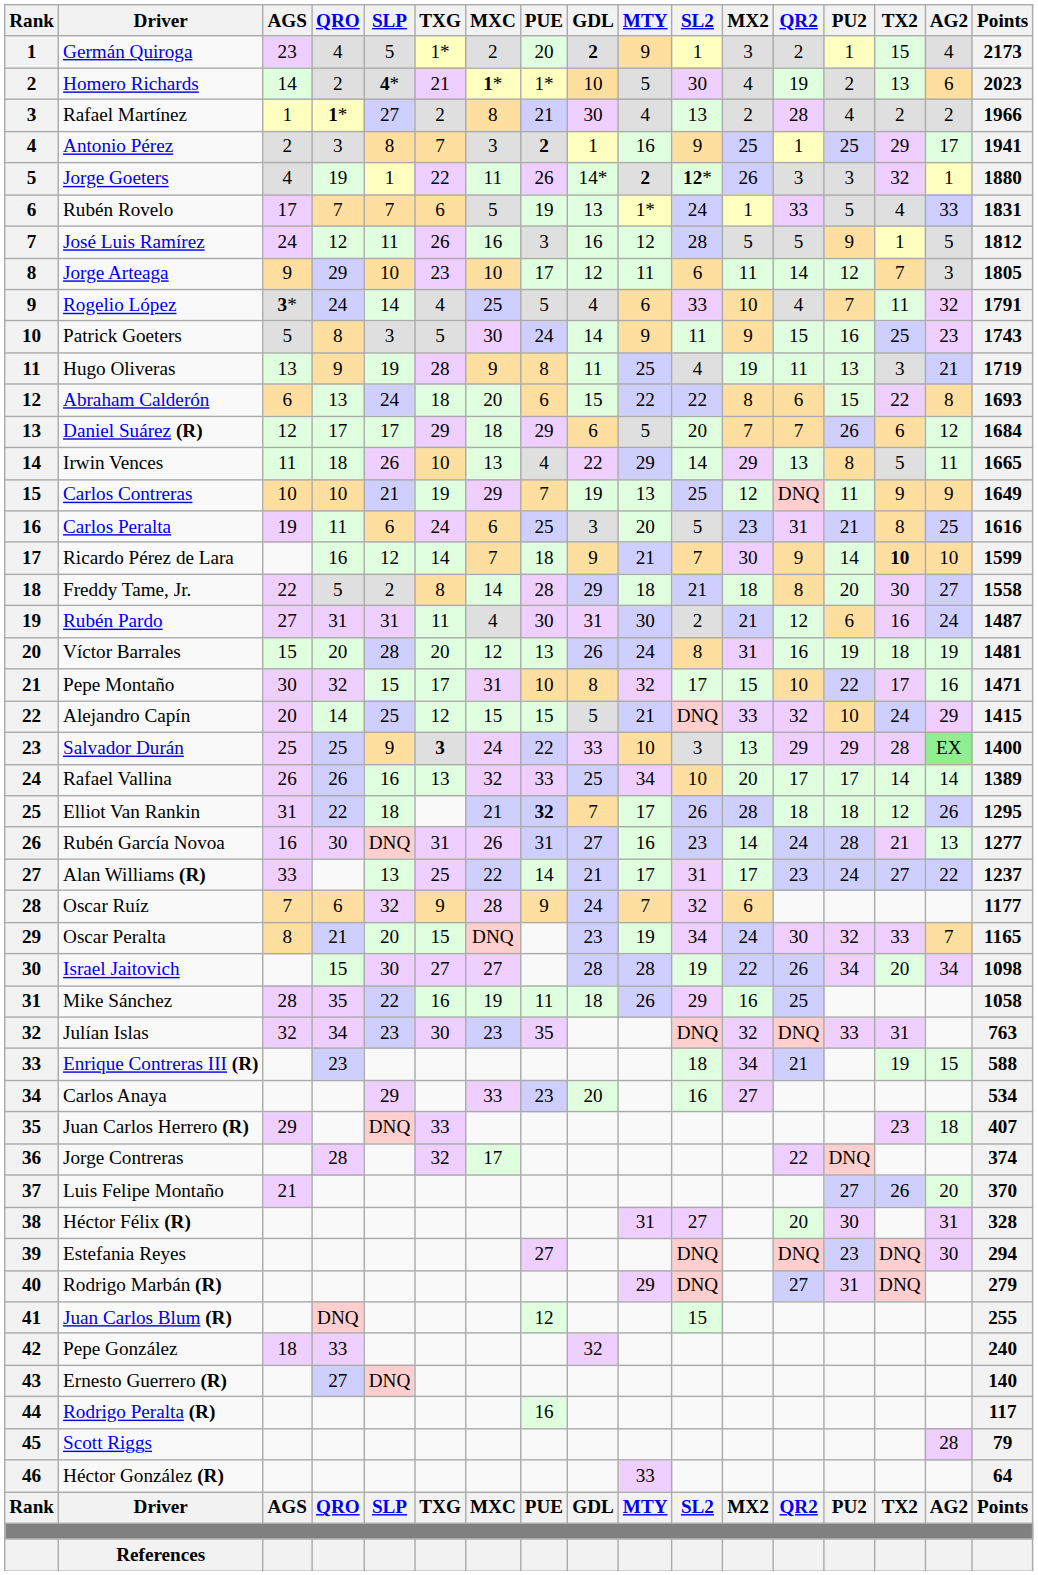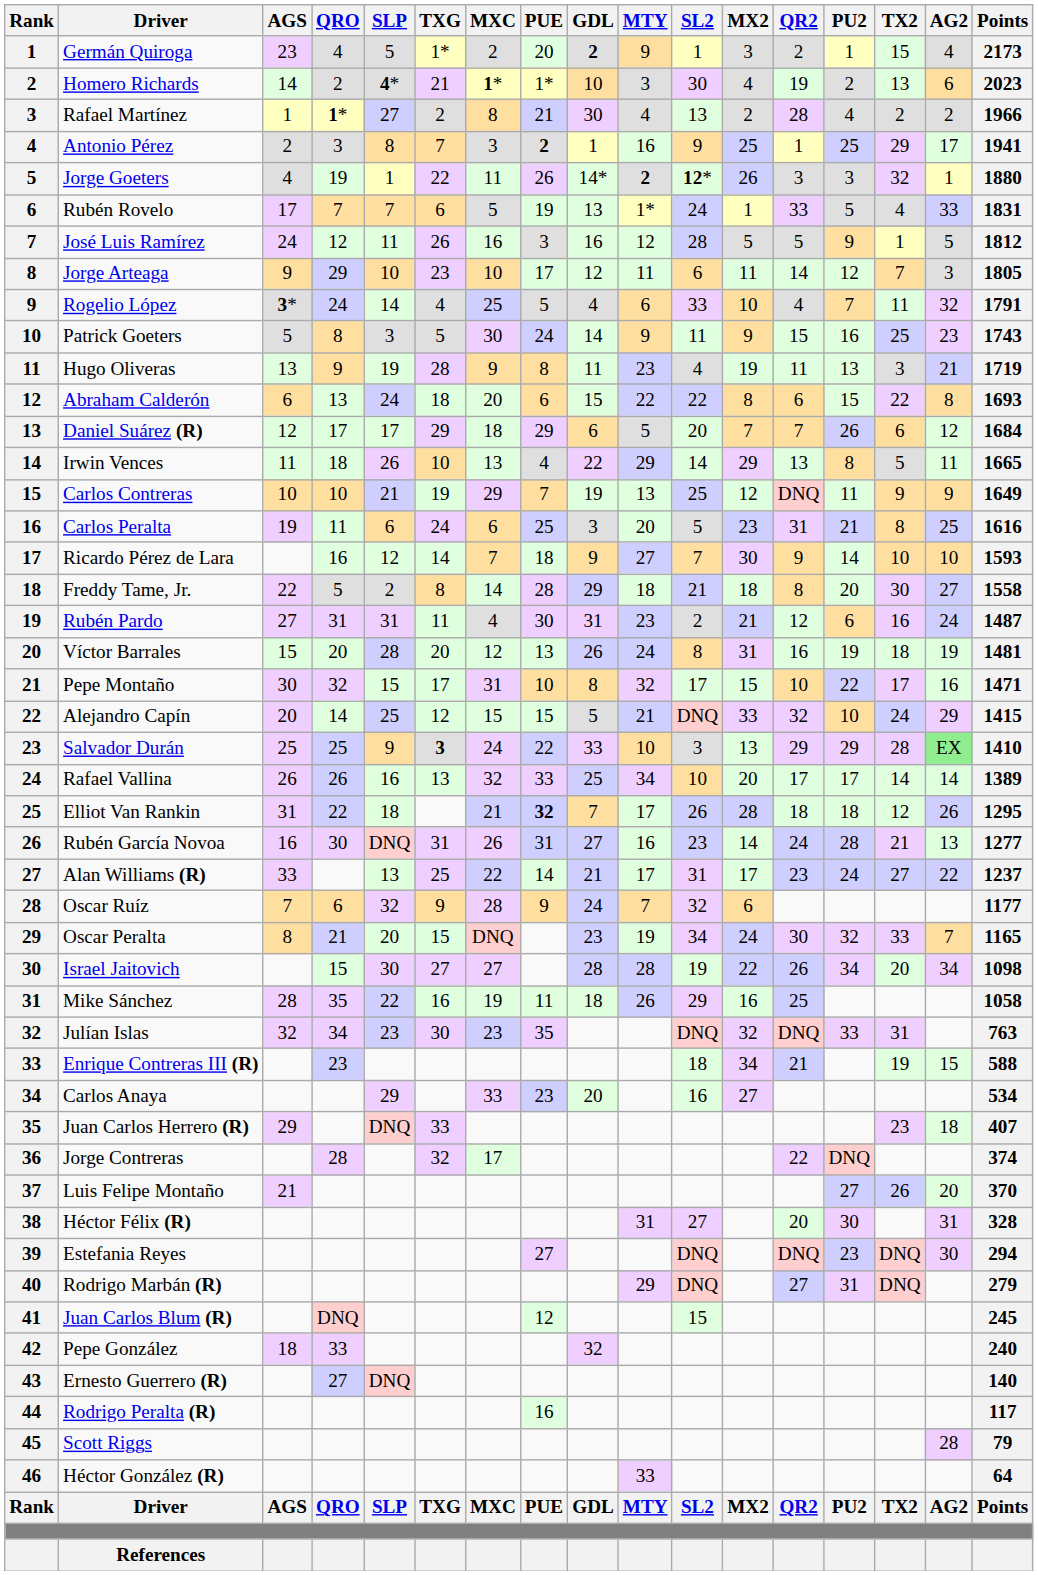(645, 83) 5 -> (645, 83) 3
(645, 367) 25 -> (645, 367) 23
(645, 557) 21 -> (645, 557) 27
(900, 557) bold -> (900, 557) normal
(1003, 557) 1599 -> (1003, 557) 1593
(645, 621) 30 -> (645, 621) 23
(1003, 747) 1400 -> (1003, 747) 1410
(1003, 1317) 255 -> (1003, 1317) 245
